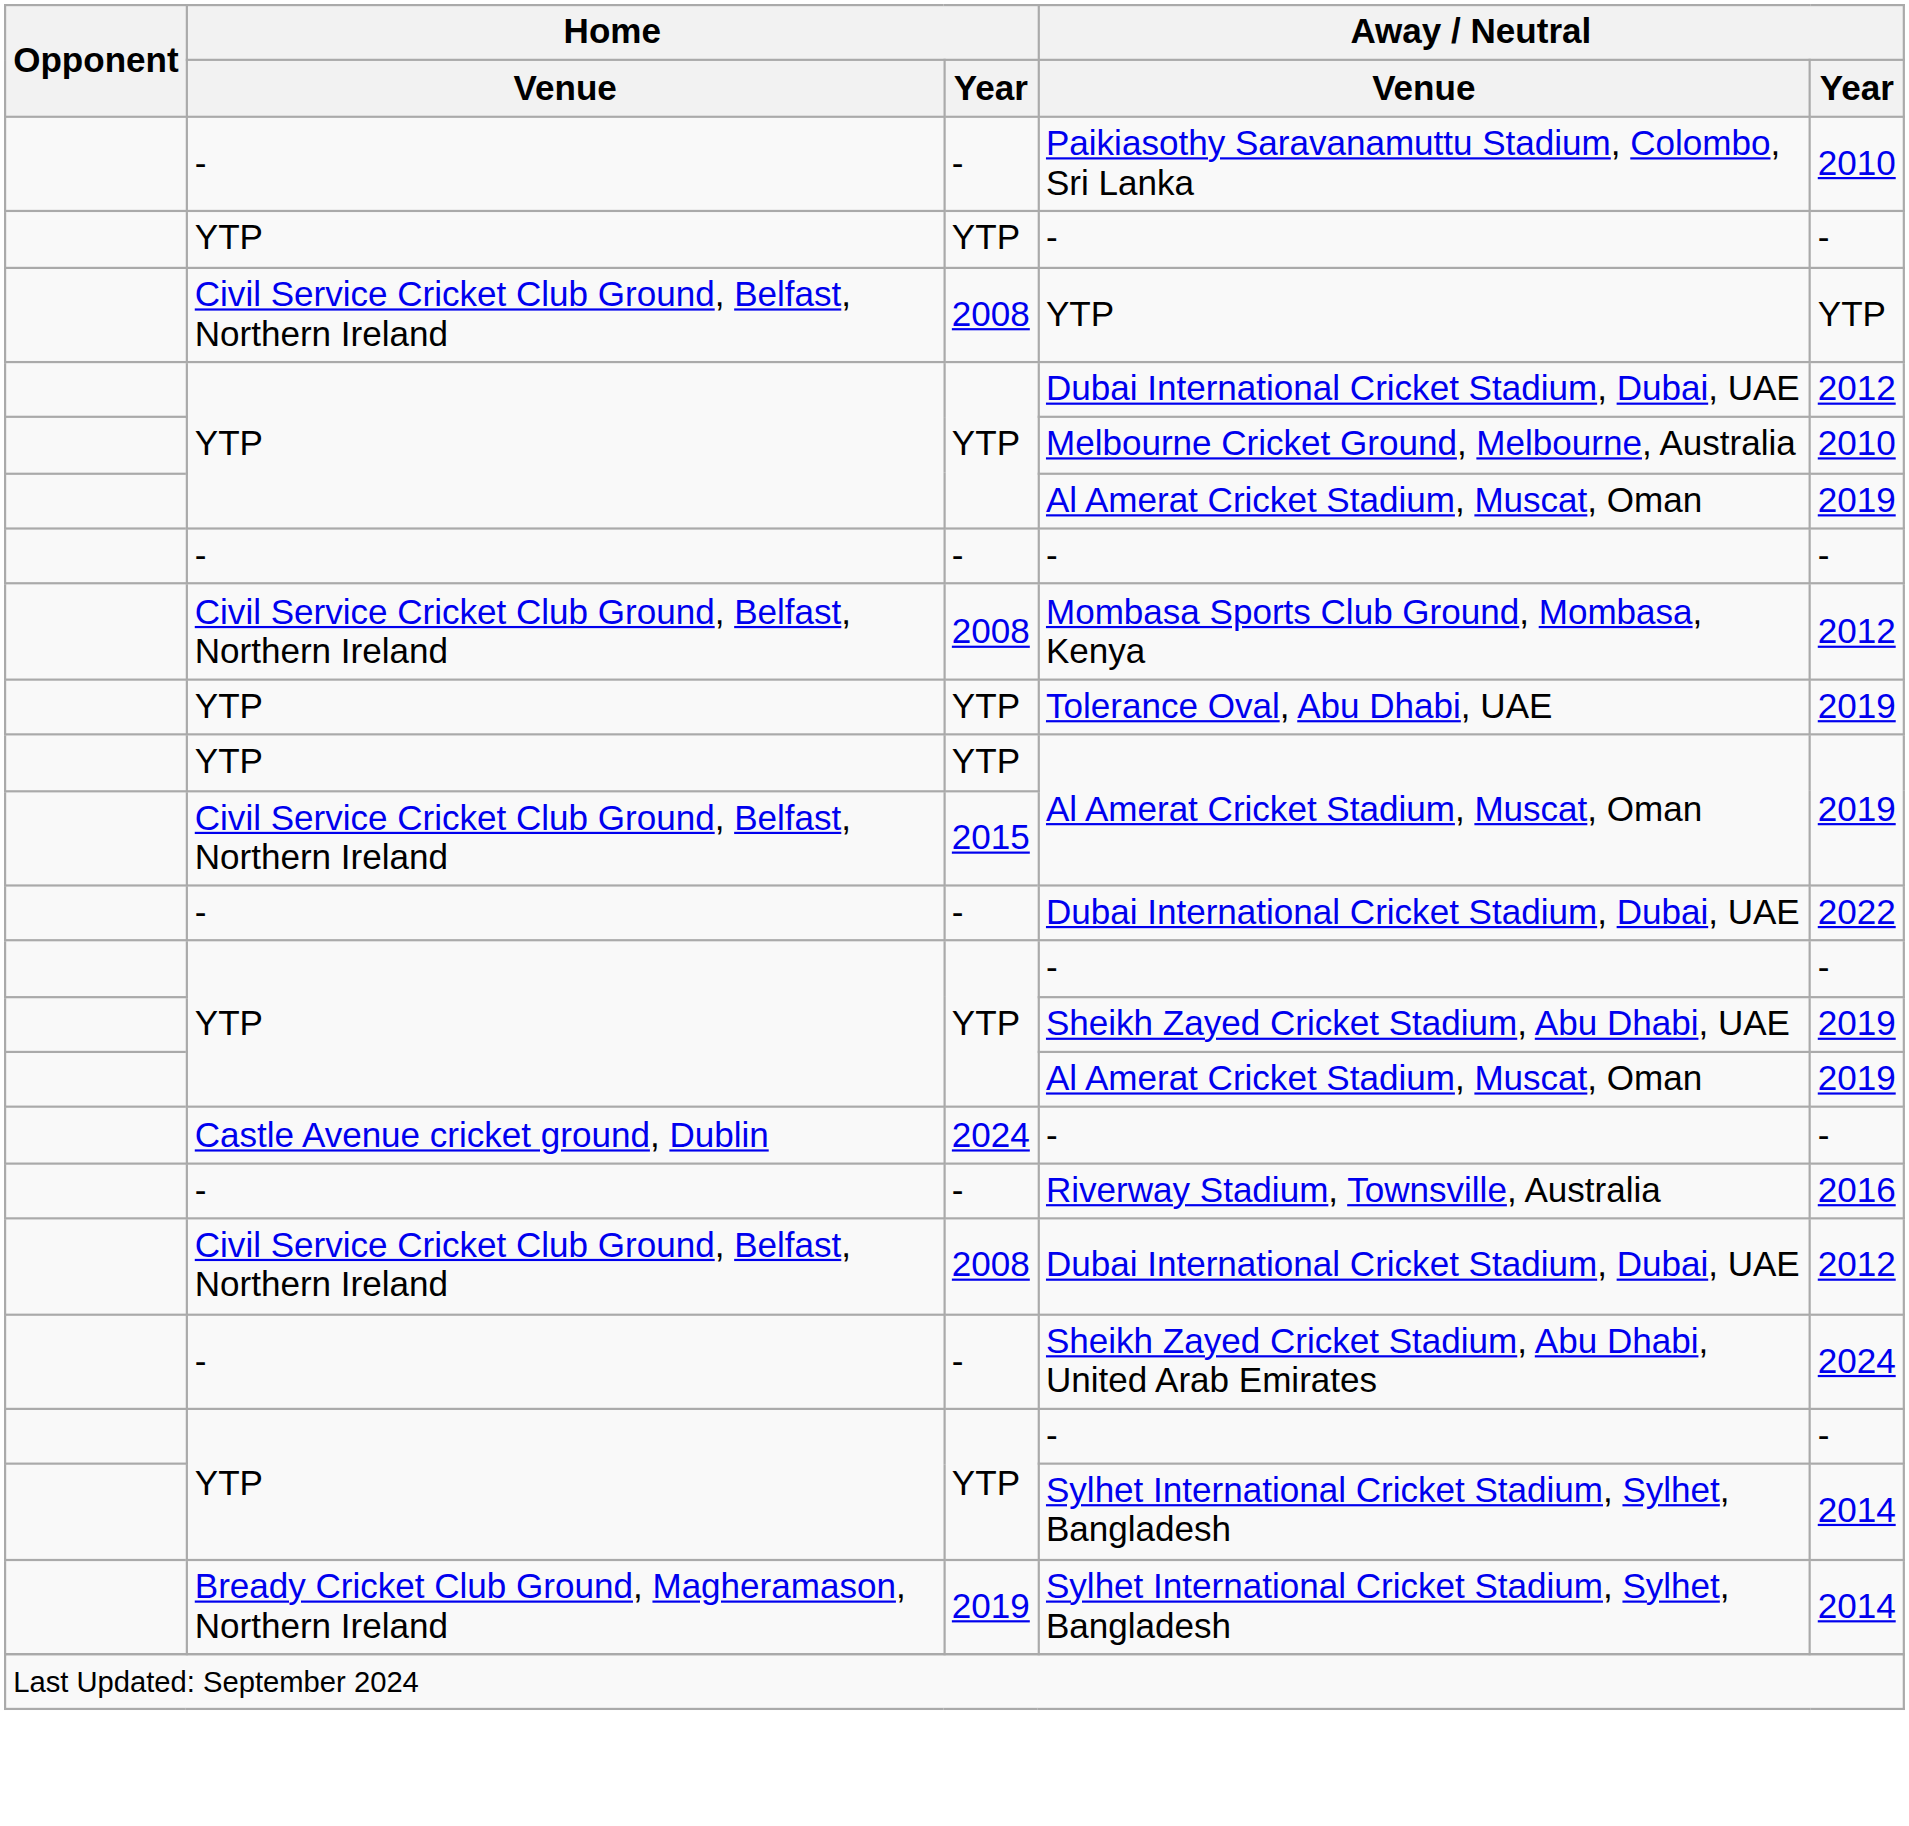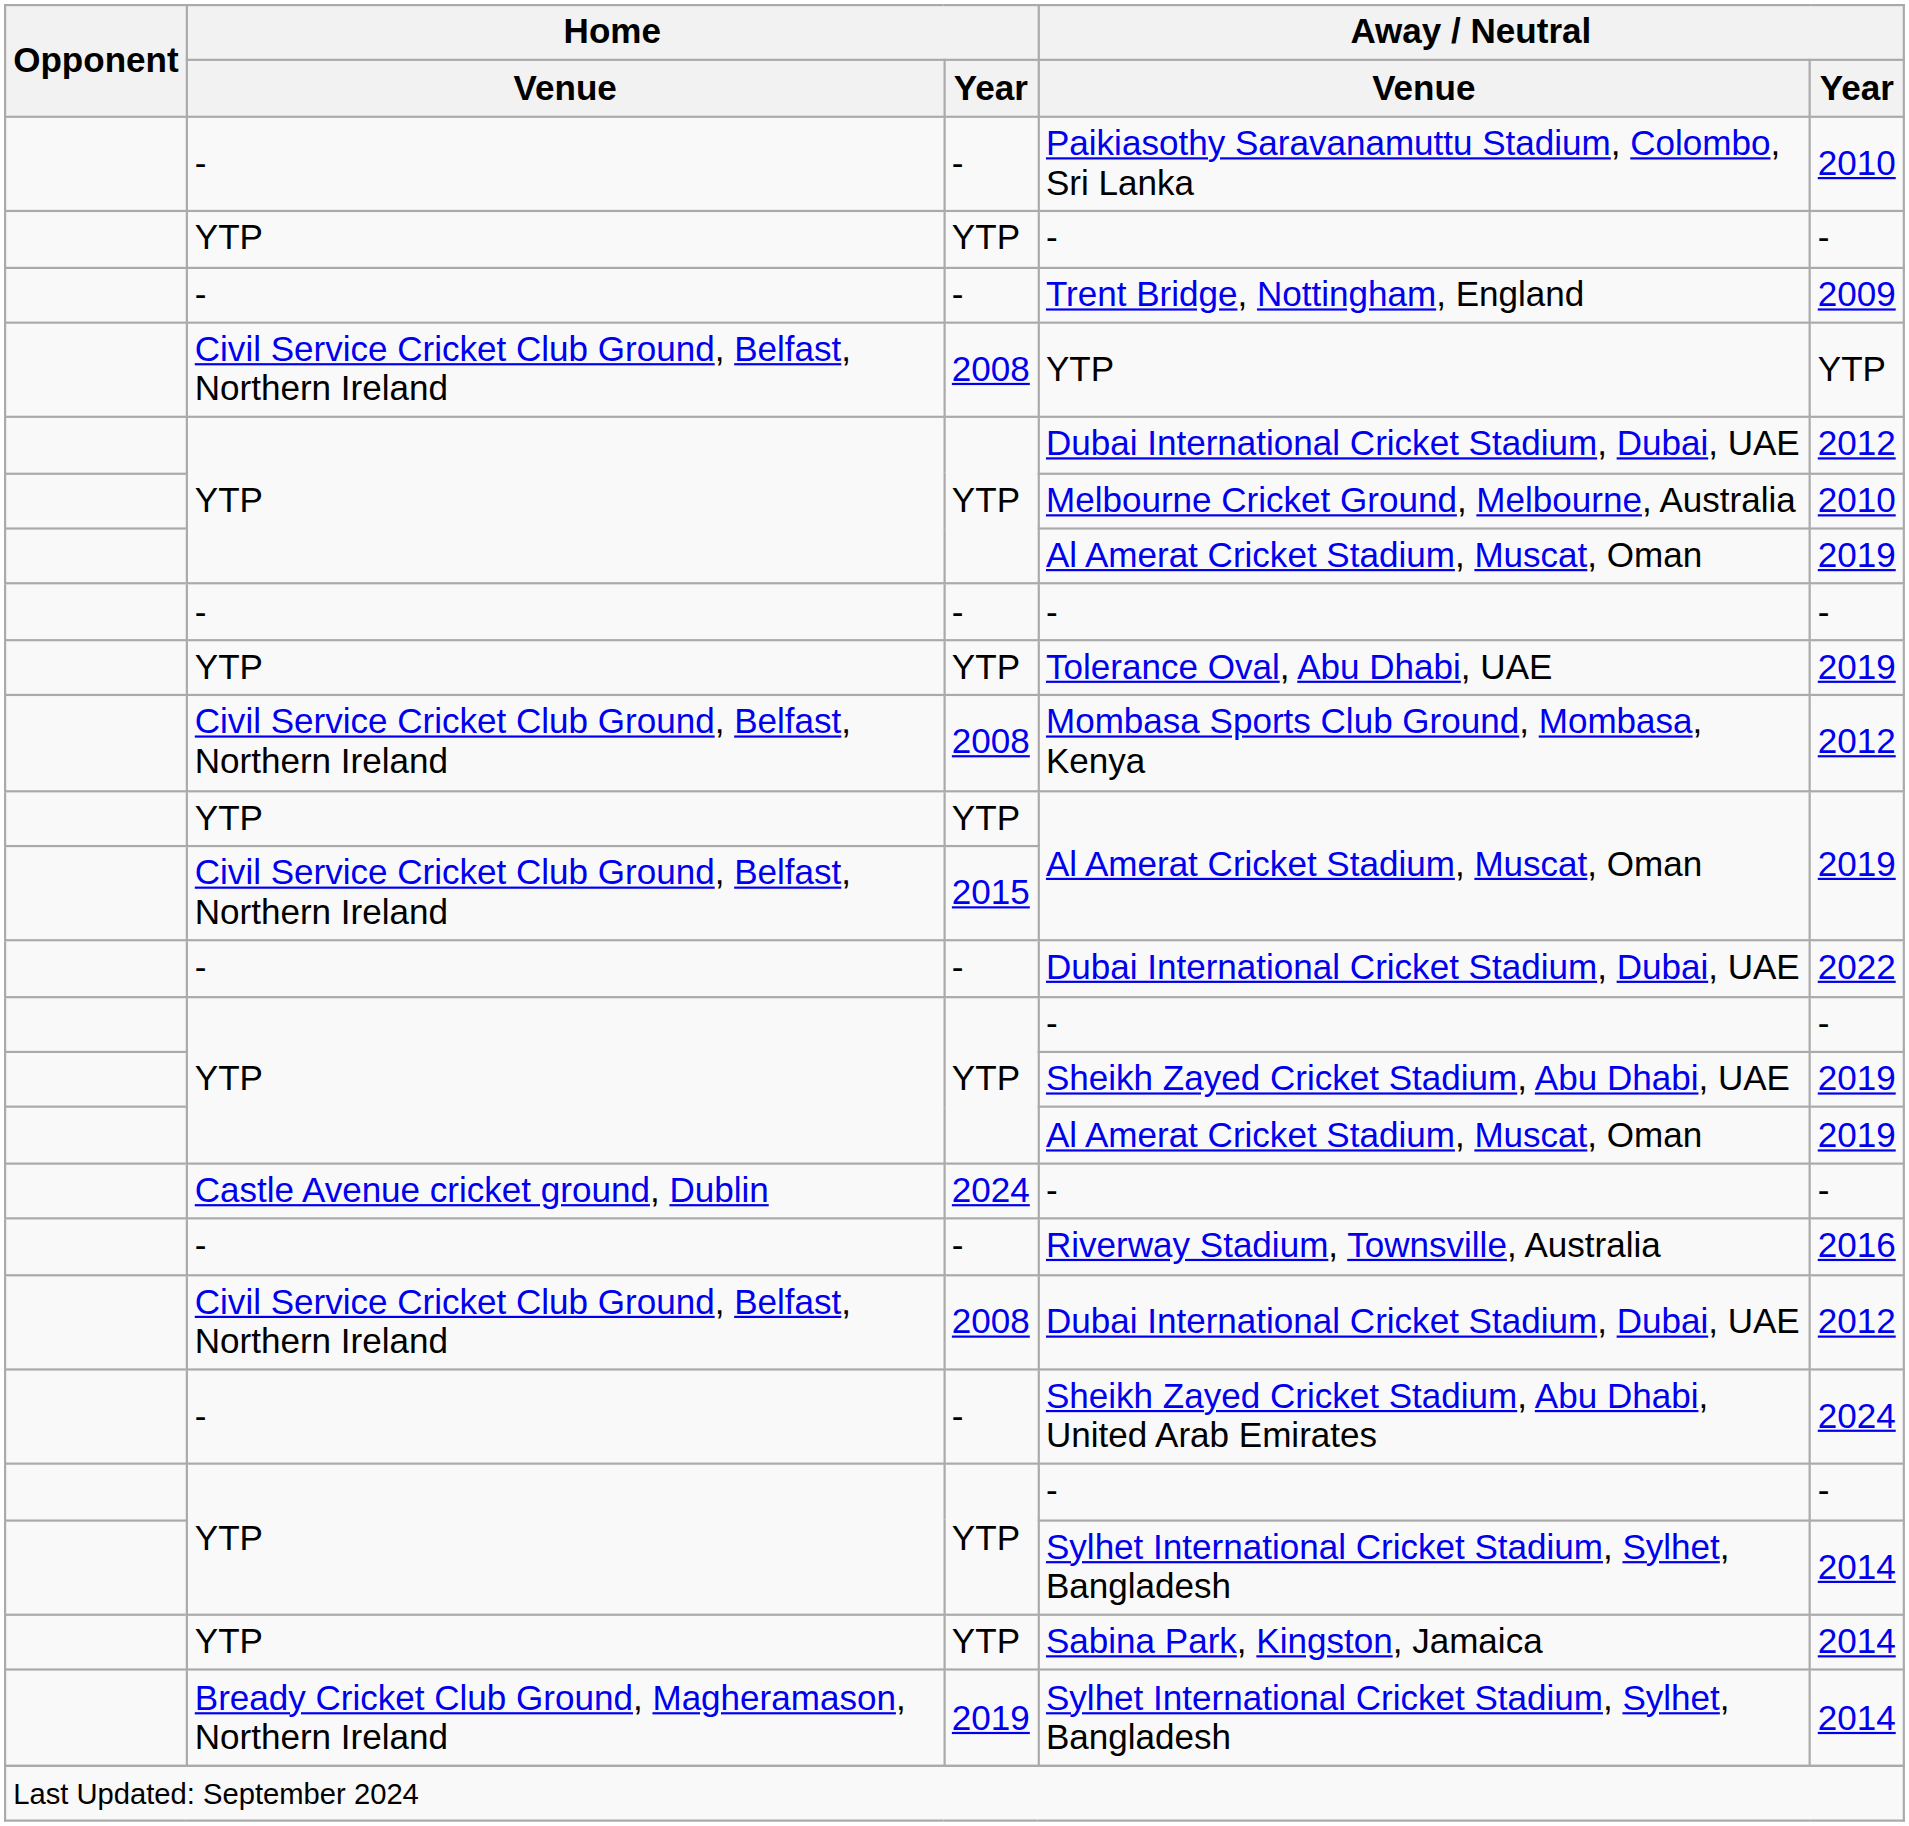+ row: (958, 293)
rows swapped: (986, 706) <-> (991, 630)
+ row: (986, 1641)
